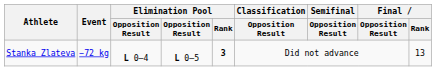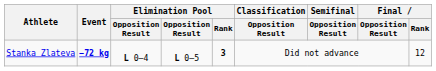(94, 53) normal -> (94, 53) bold
(420, 53) 13 -> (420, 53) 12
